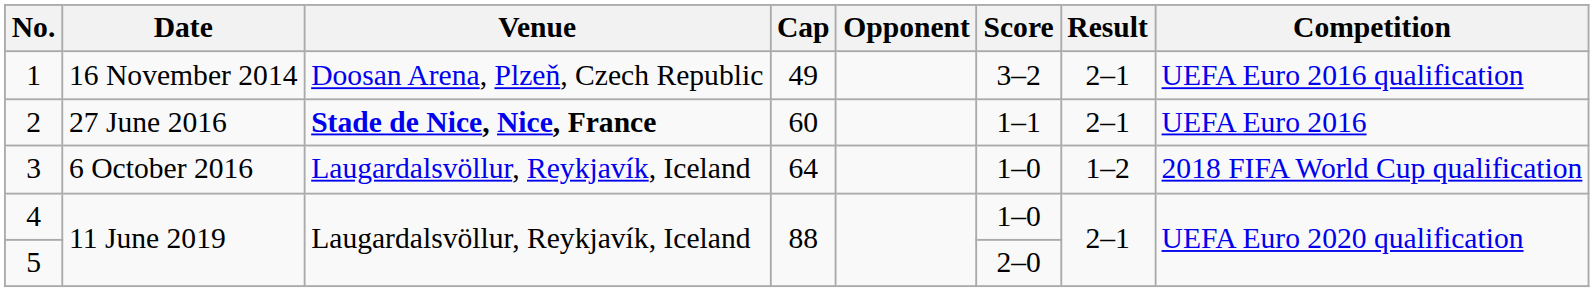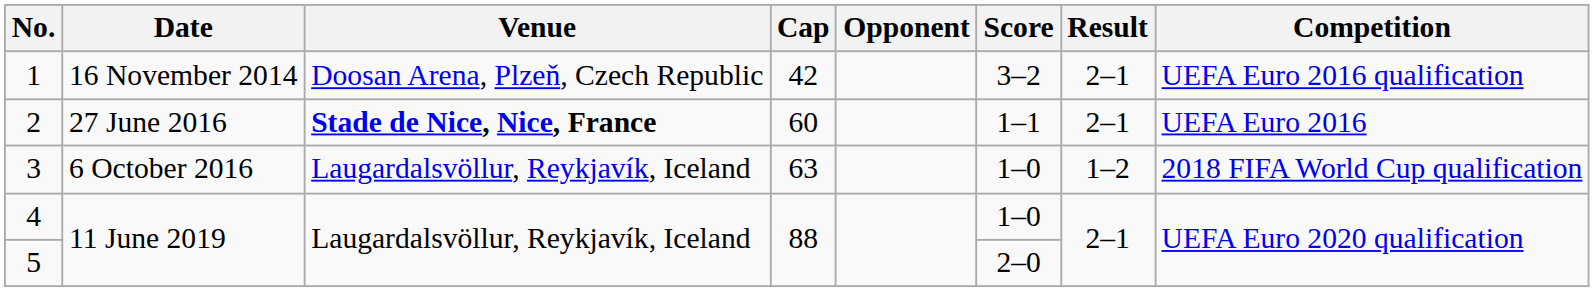(803, 74) 49 -> (803, 74) 42
(803, 168) 64 -> (803, 168) 63
